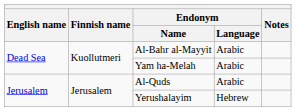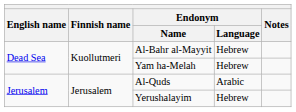(230, 49) Arabic -> (232, 49) Hebrew
(230, 66) Arabic -> (232, 66) Hebrew
